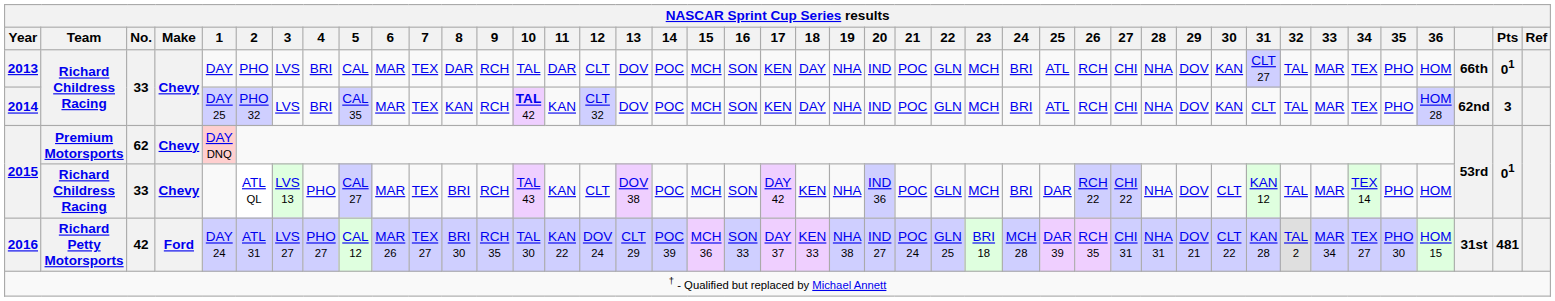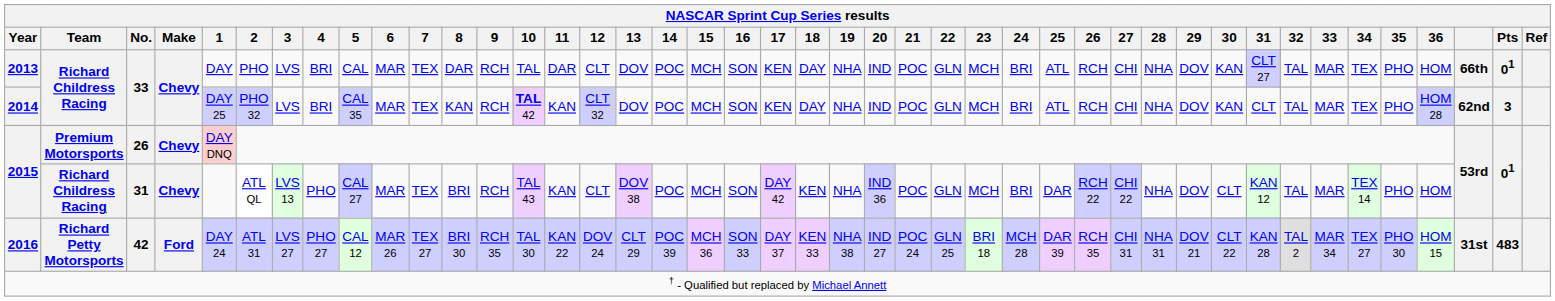(141, 145) 62 -> (141, 145) 26
(141, 191) 33 -> (141, 191) 31
(1508, 245) 481 -> (1508, 245) 483
